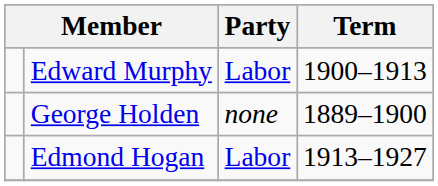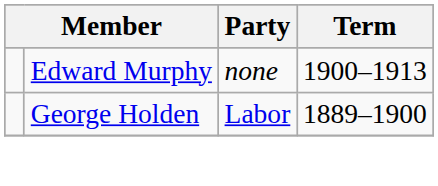(257, 69) Labor -> (251, 69) none
(251, 113) none -> (257, 113) Labor
- row: (118, 157)
